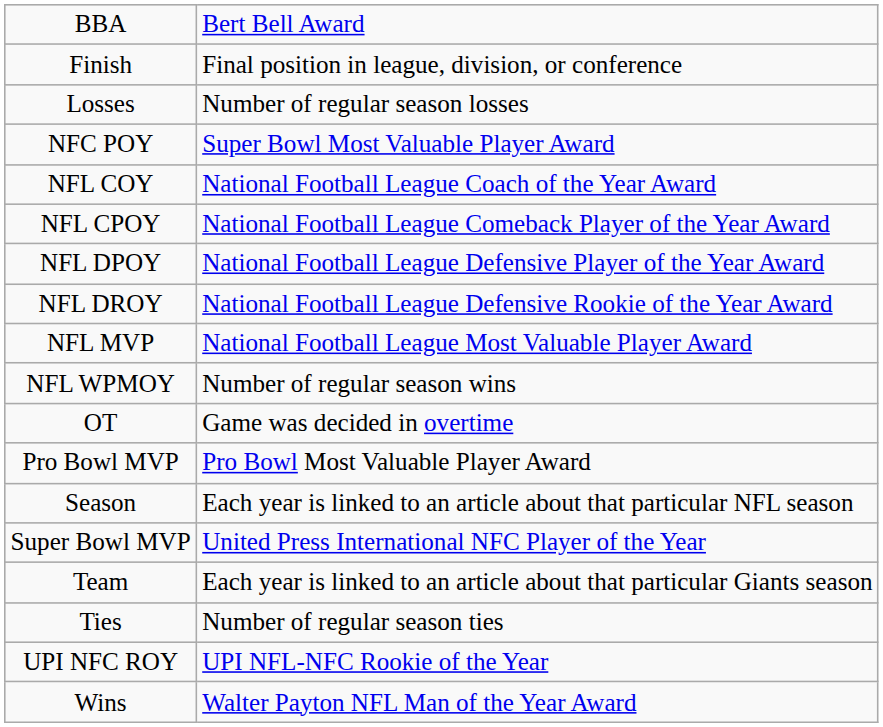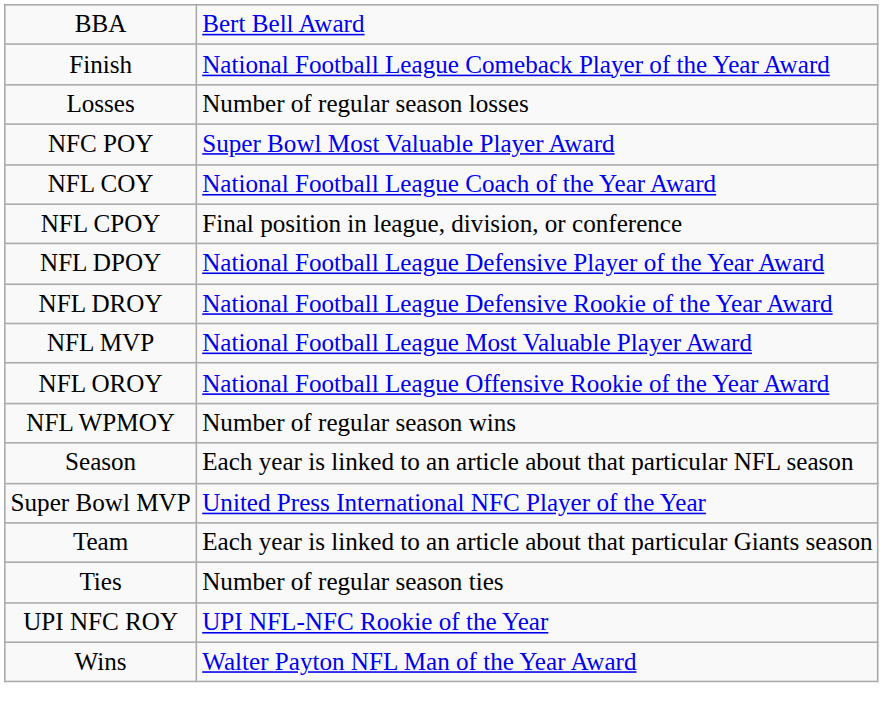(442, 64) Final position in league, division, or conference -> (516, 64) National Football League Comeback Player of the Year Award
(516, 223) National Football League Comeback Player of the Year Award -> (442, 223) Final position in league, division, or conference
+ row: (101, 382)
- row: (101, 422)
- row: (101, 462)
